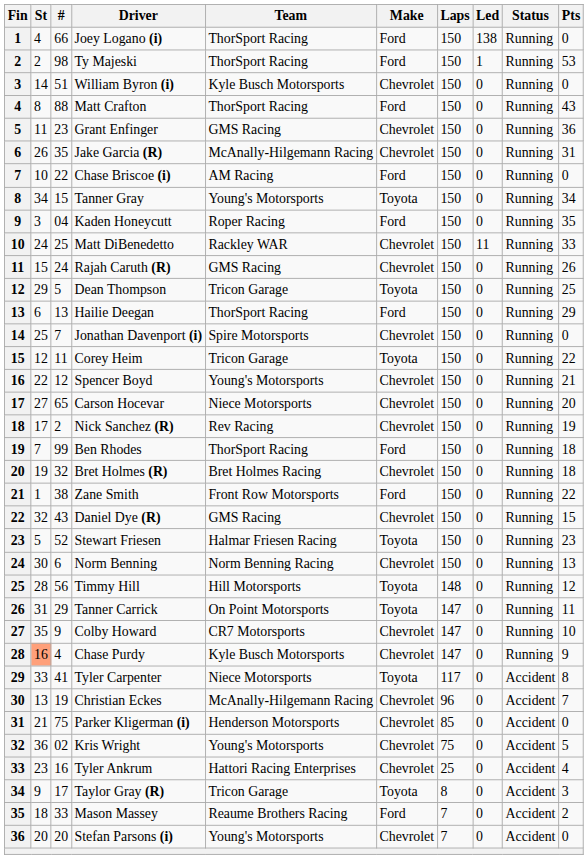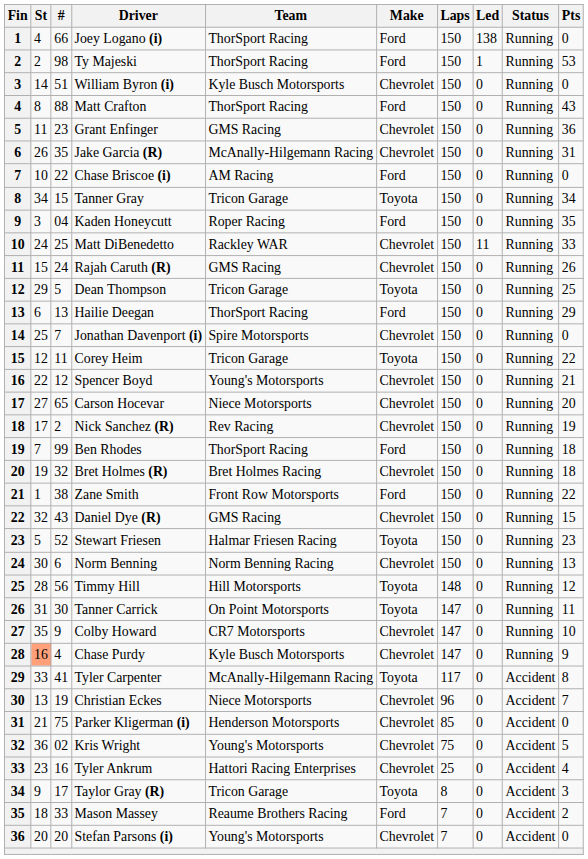(266, 198) Young's Motorsports -> (248, 198) Tricon Garage
(61, 609) 29 -> (61, 609) 30
(260, 677) Niece Motorsports -> (291, 677) McAnally-Hilgemann Racing
(291, 700) McAnally-Hilgemann Racing -> (260, 700) Niece Motorsports
